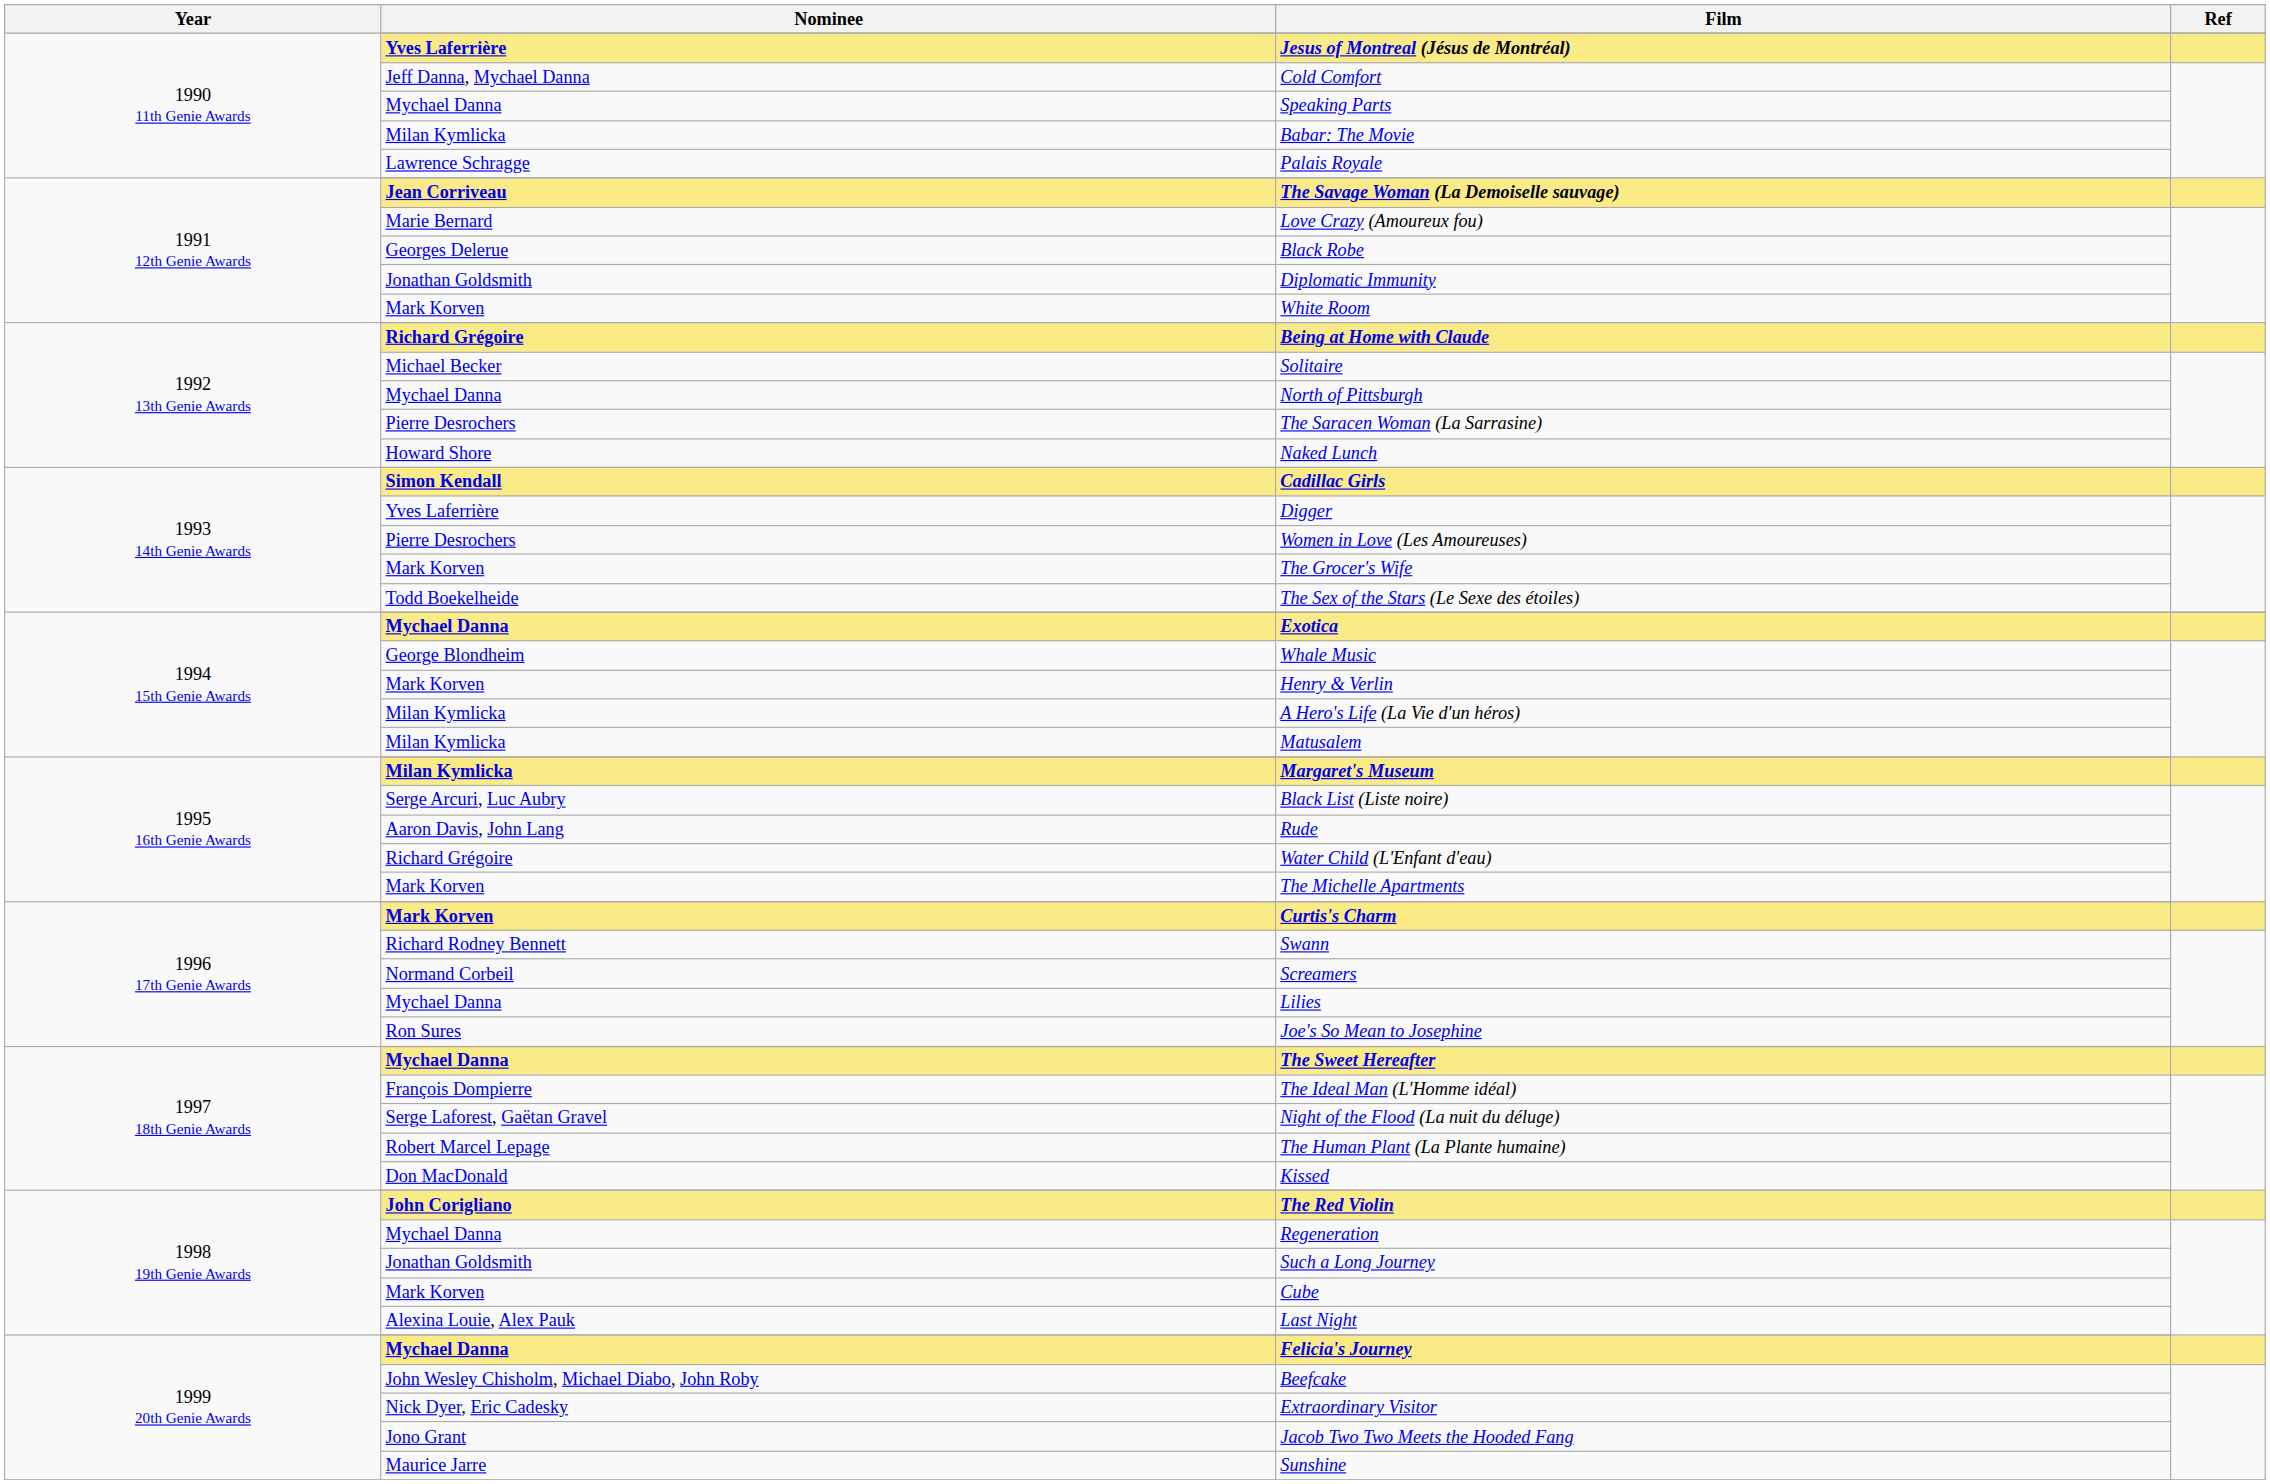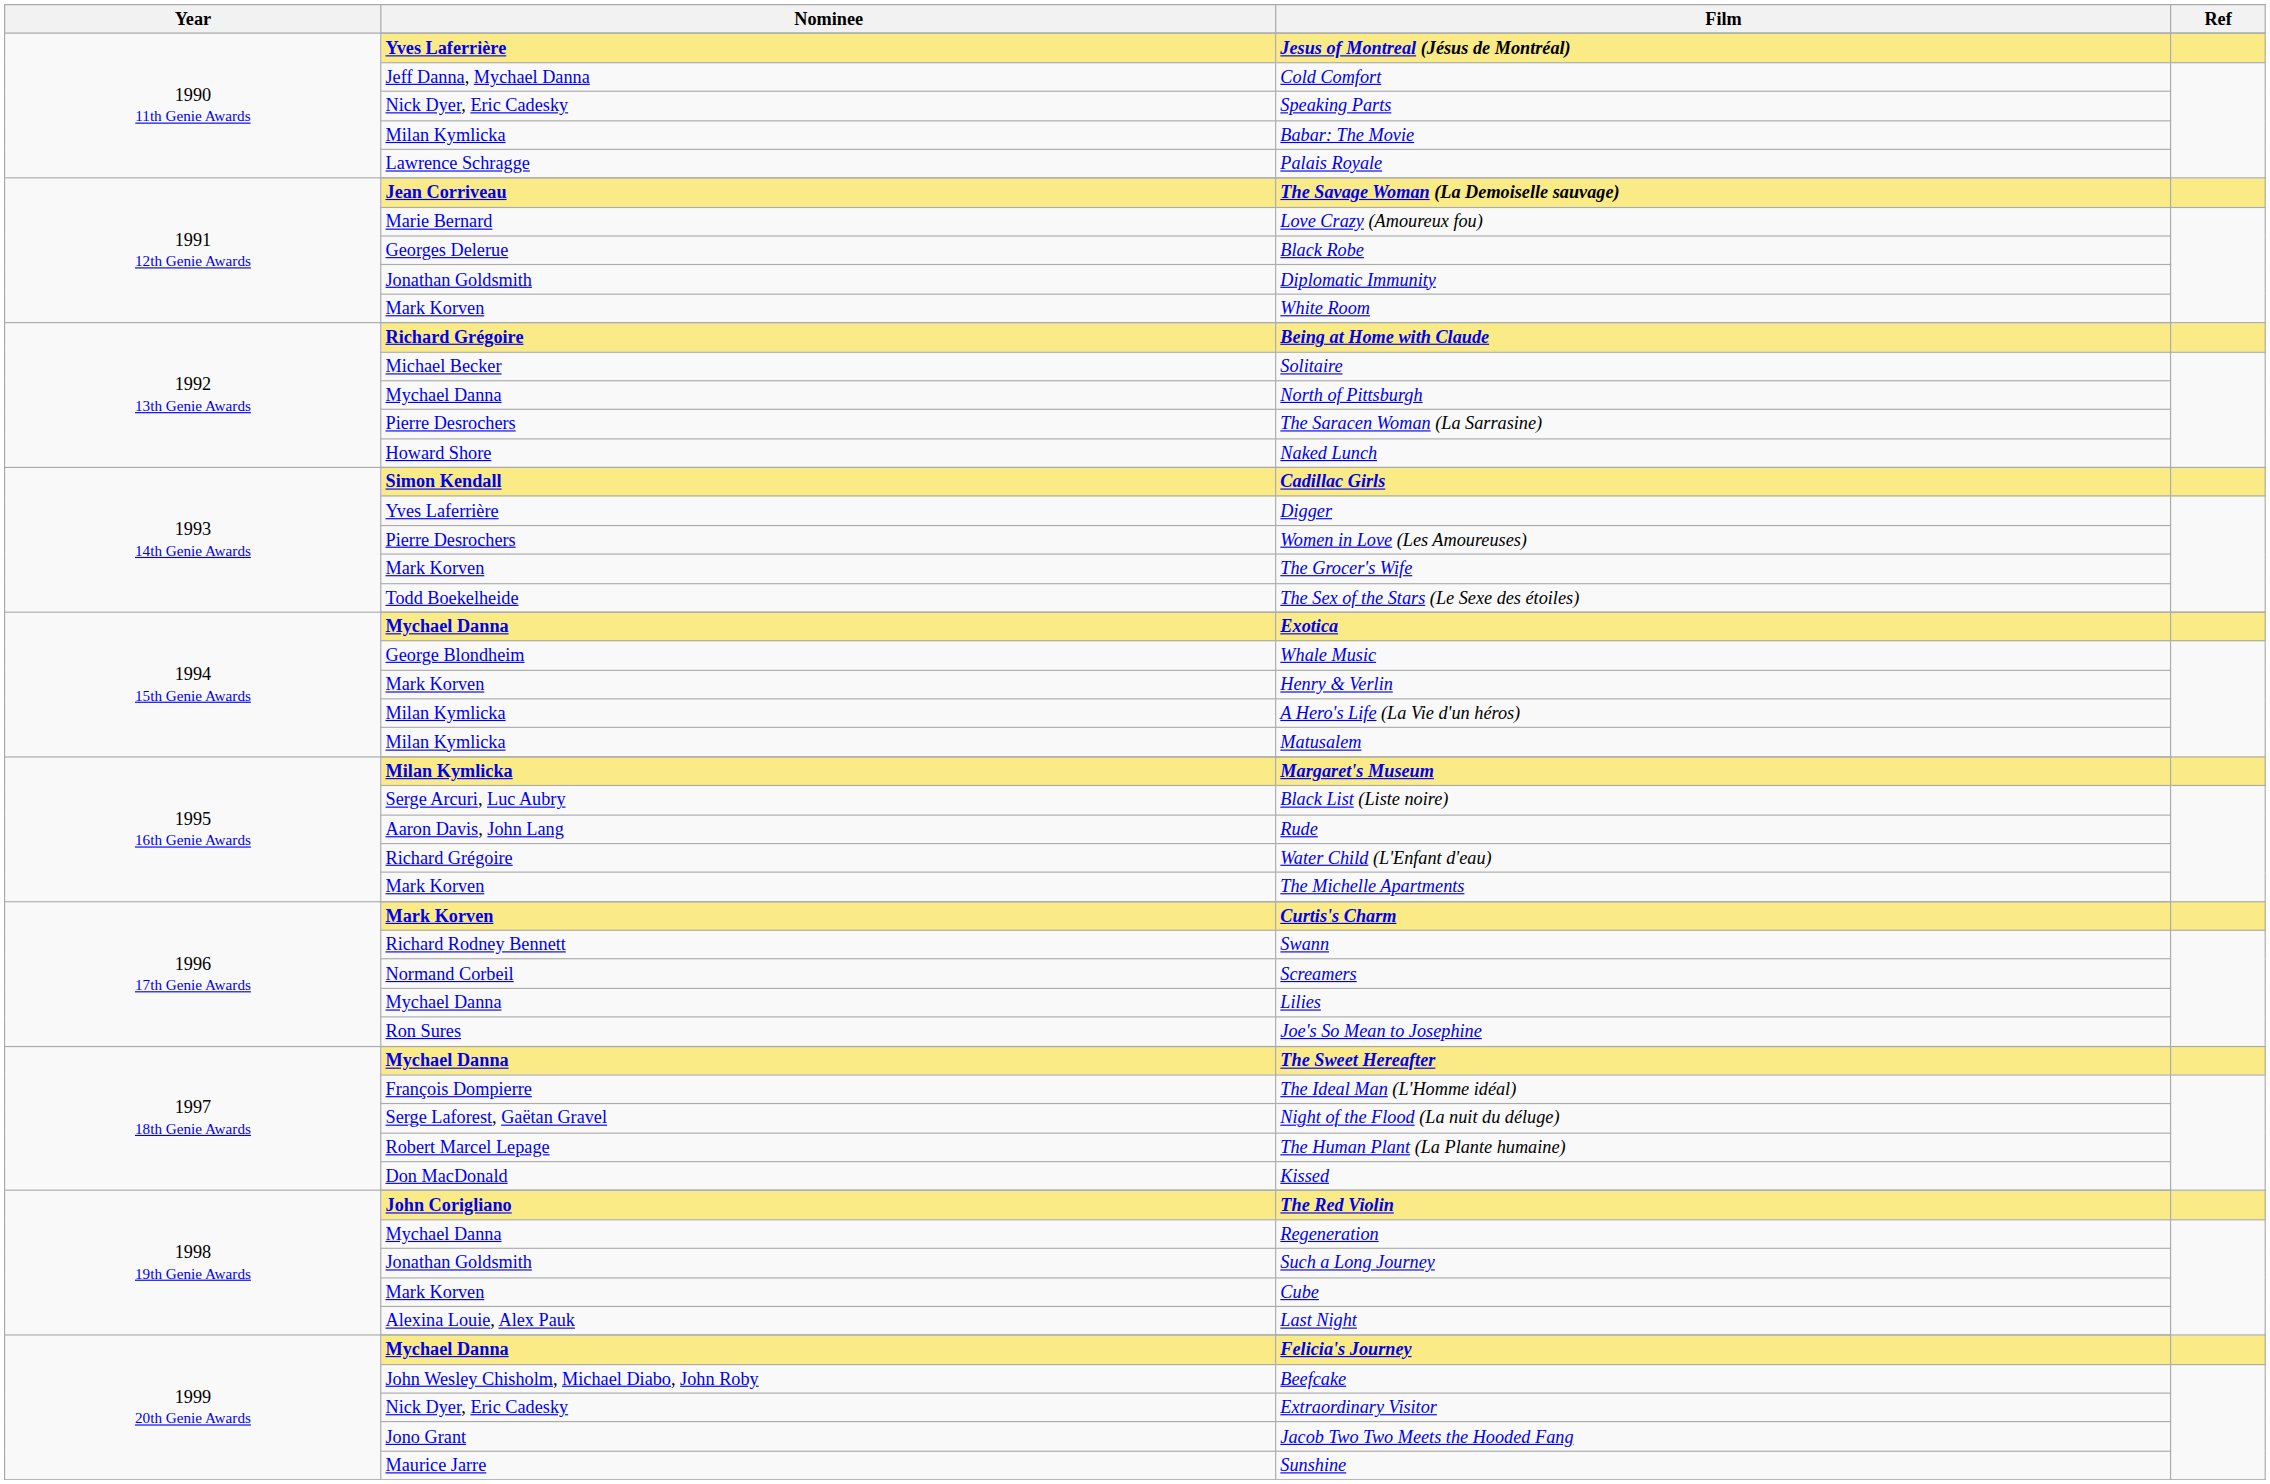(444, 105) Mychael Danna -> (477, 105) Nick Dyer, Eric Cadesky
